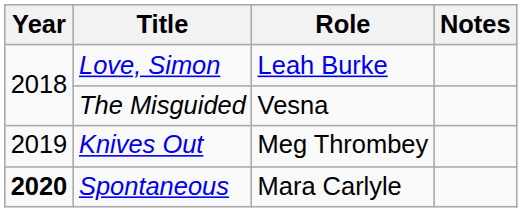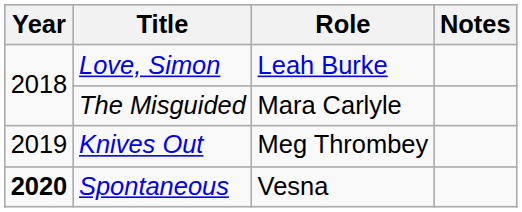(293, 105) Vesna -> (330, 105) Mara Carlyle
(330, 186) Mara Carlyle -> (293, 186) Vesna
